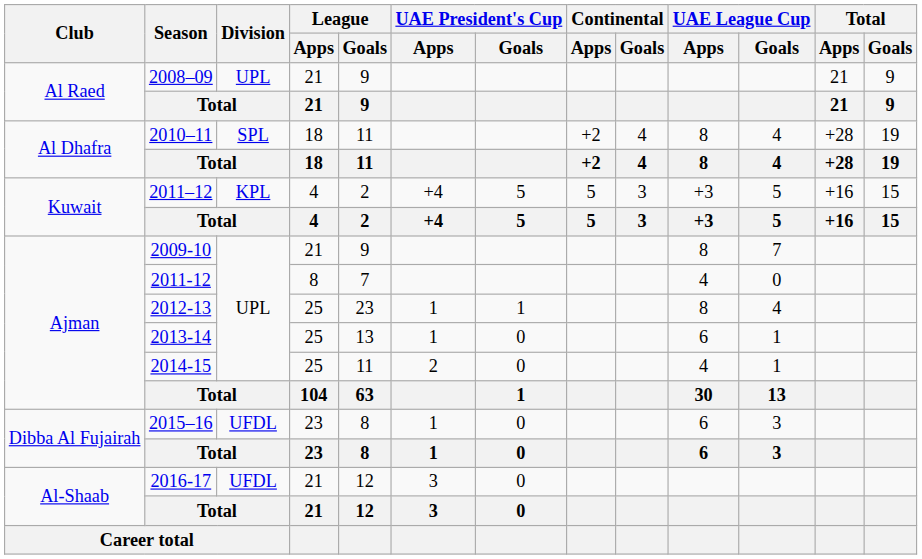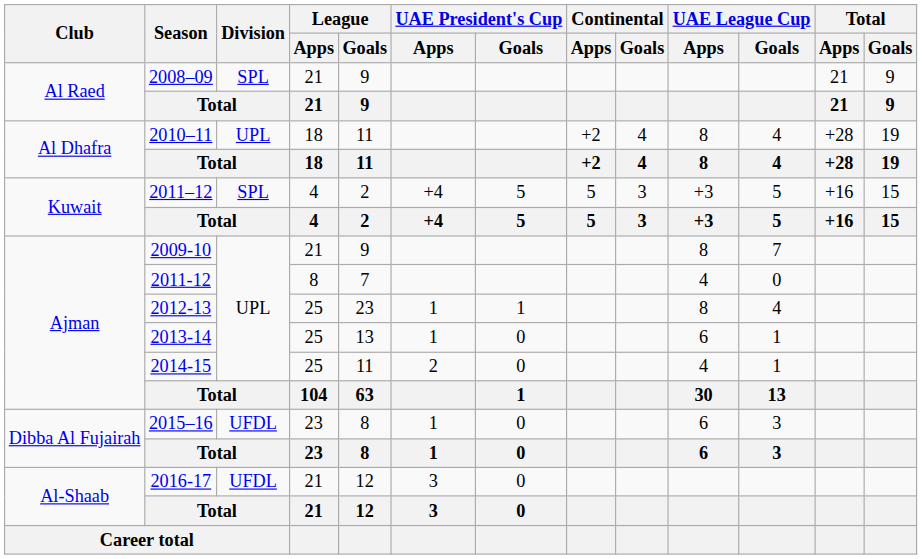(253, 76) UPL -> (253, 76) SPL
(253, 134) SPL -> (253, 134) UPL
(253, 192) KPL -> (253, 192) SPL
